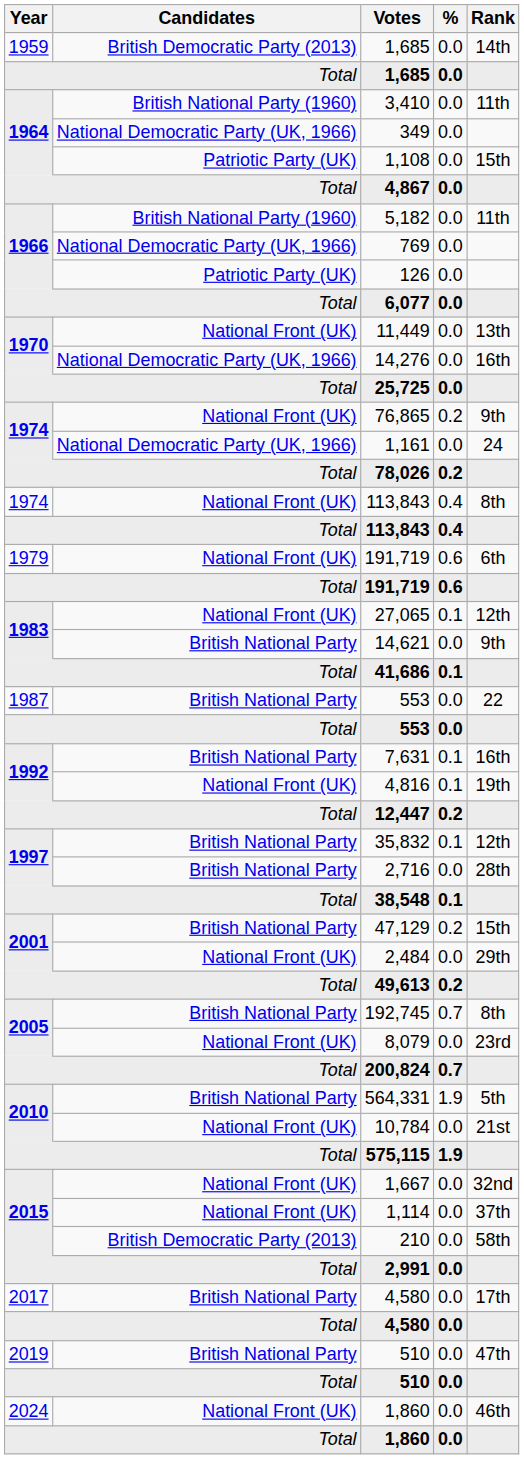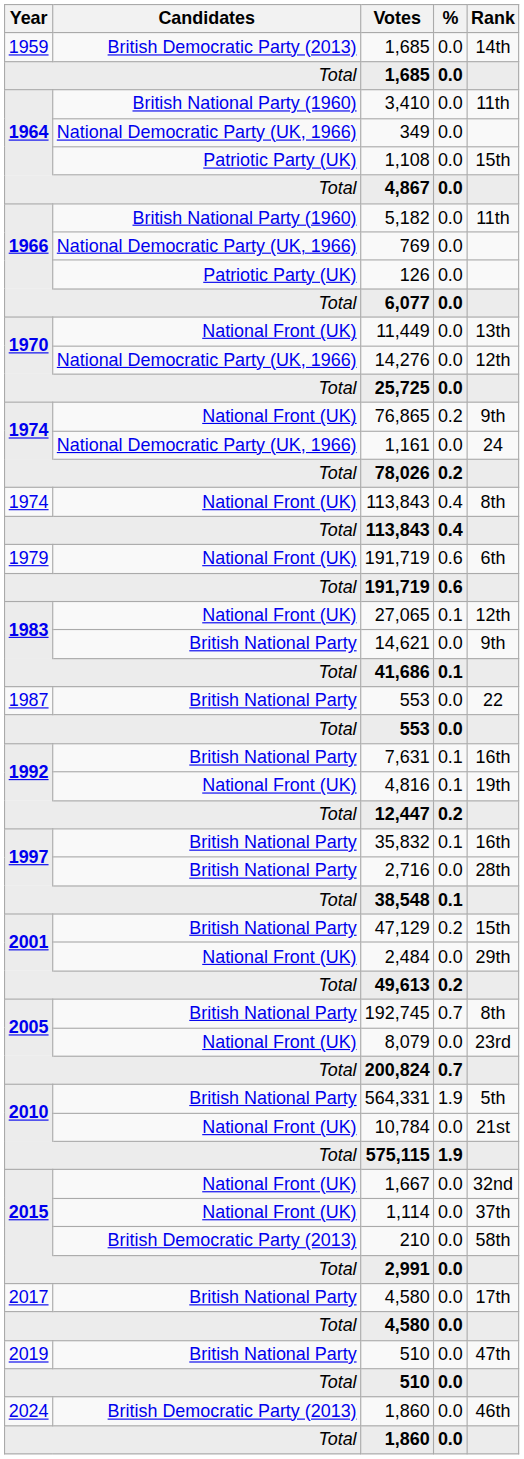(493, 359) 16th -> (493, 359) 12th
(493, 842) 12th -> (493, 842) 16th
(279, 1411) National Front (UK) -> (232, 1411) British Democratic Party (2013)
